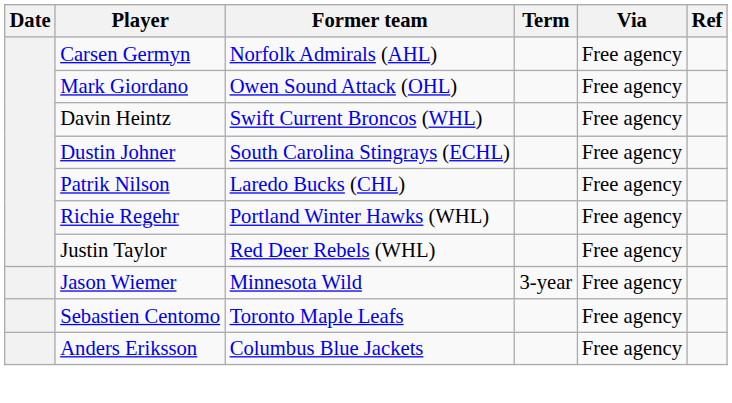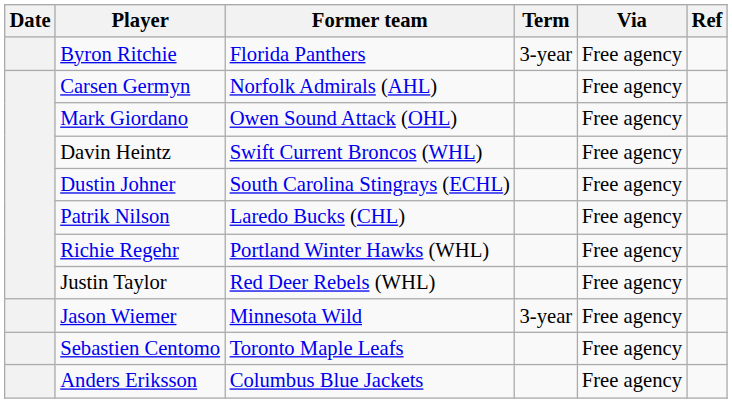+ row: (118, 53)
